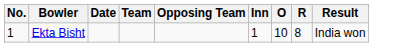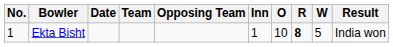+ column: (322, 13)
(298, 32) normal -> (298, 32) bold
